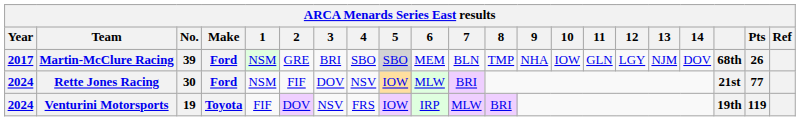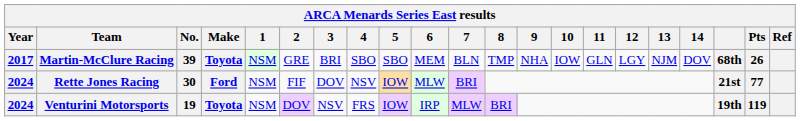(224, 60) Ford -> (224, 60) Toyota
(395, 60) lightgrey background -> (395, 60) no background
(262, 104) FIF -> (262, 104) NSM
